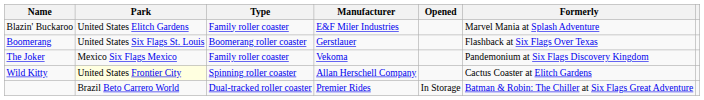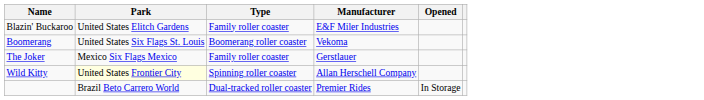- column: (579, 12)
(336, 42) Gerstlauer -> (332, 42) Vekoma
(332, 57) Vekoma -> (336, 57) Gerstlauer
